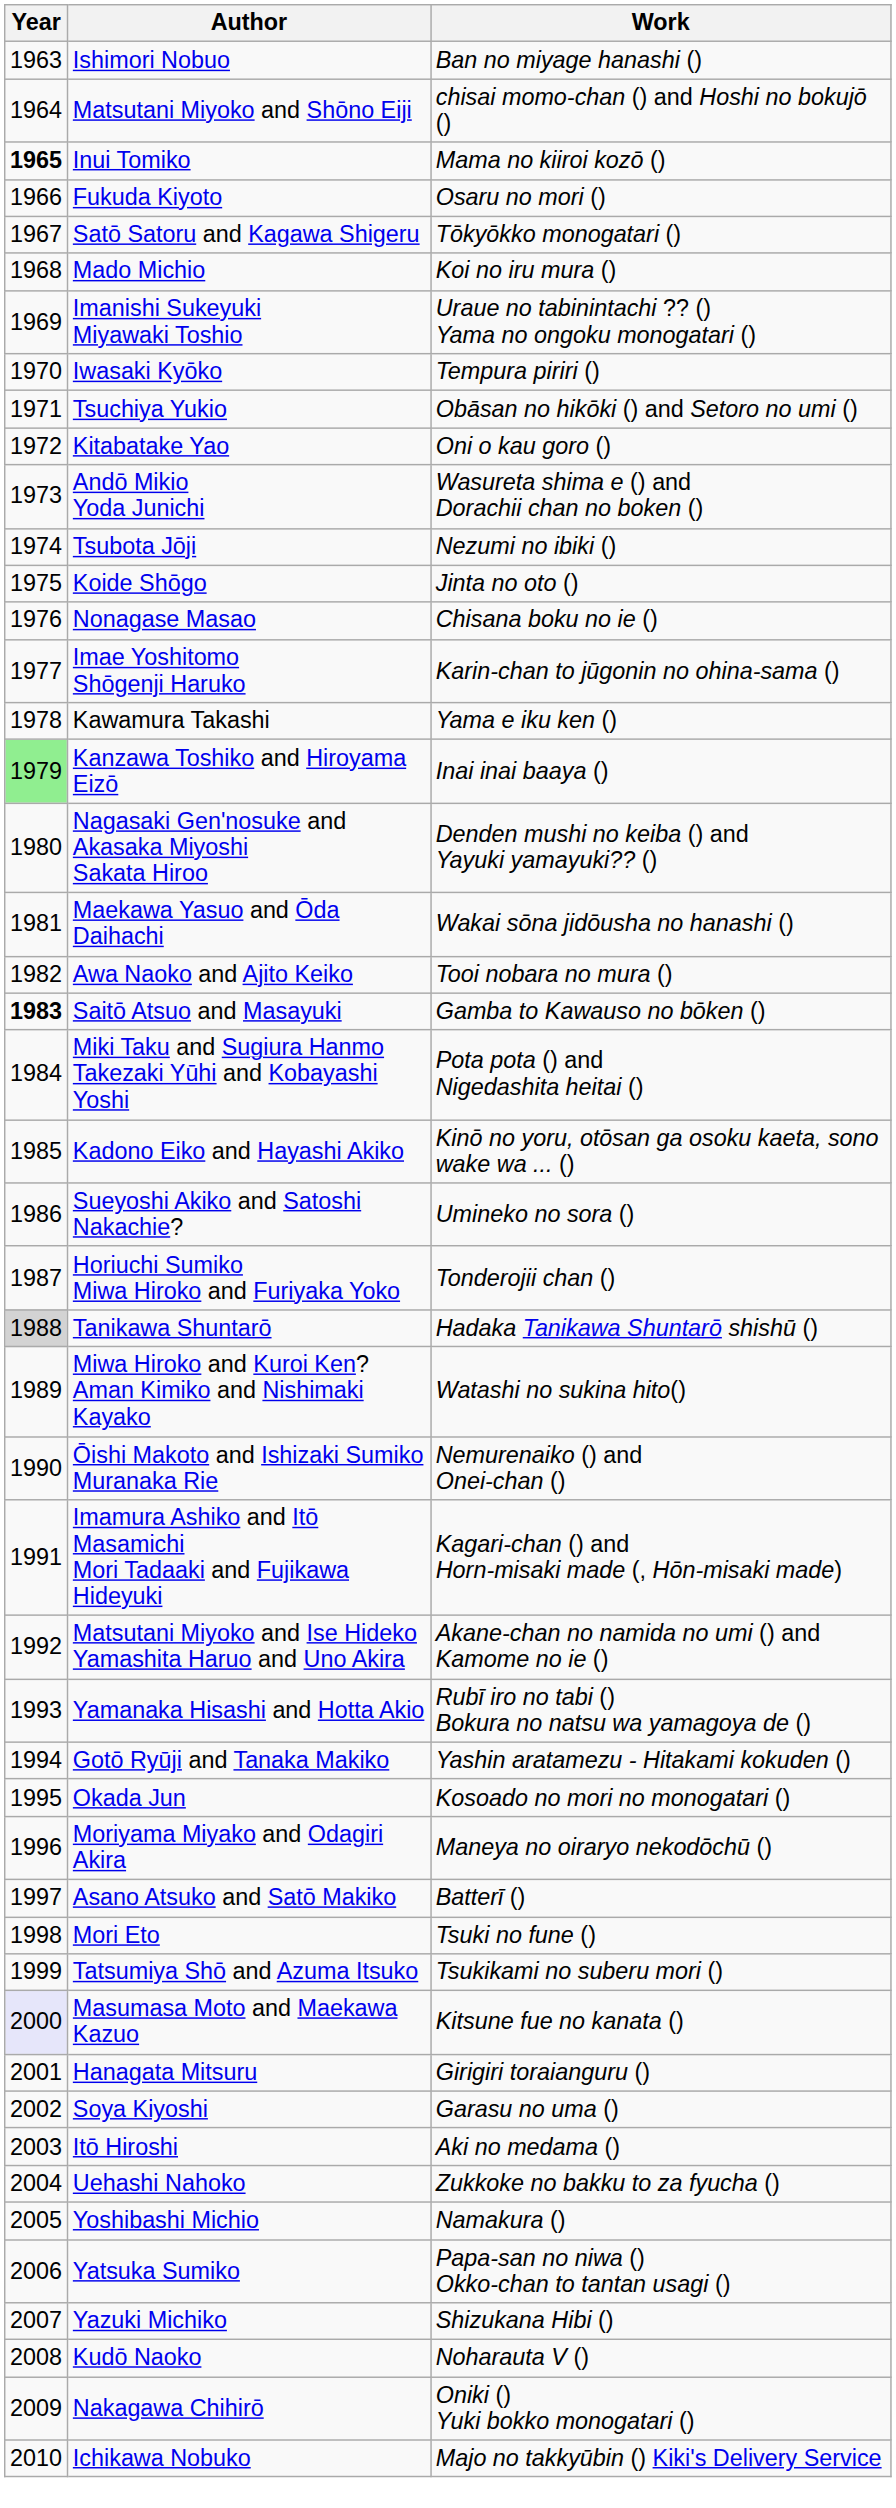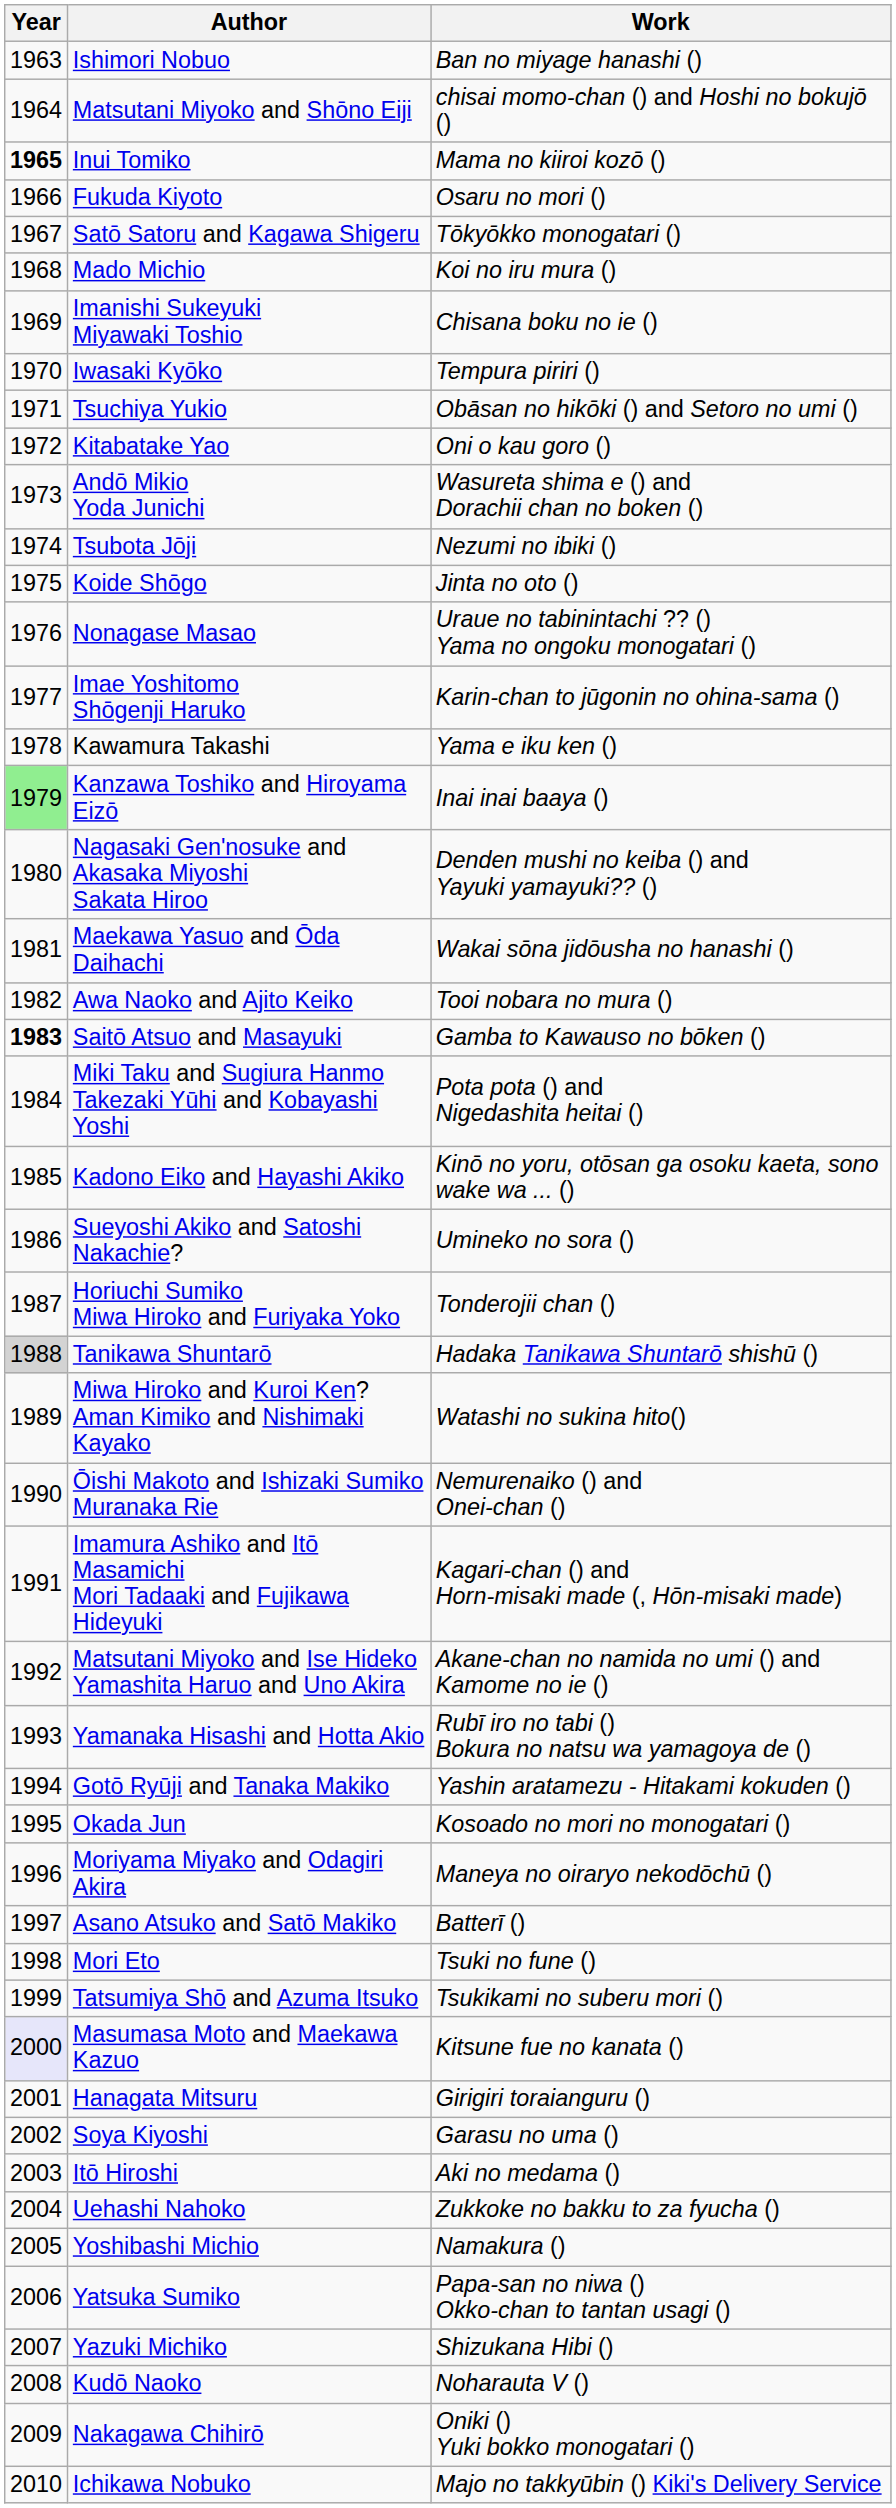(596, 321) Uraue no tabinintachi ?? () Yama no ongoku monogatari () -> (547, 321) Chisana boku no ie ()
(547, 620) Chisana boku no ie () -> (596, 633) Uraue no tabinintachi ?? () Yama no ongoku monogatari ()
